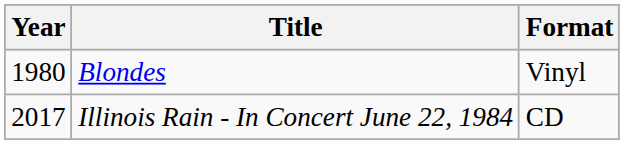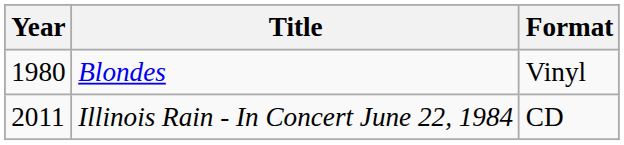(38, 116) 2017 -> (38, 116) 2011
